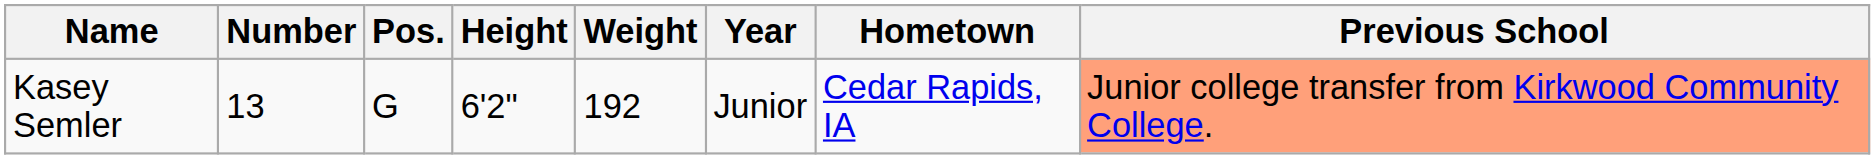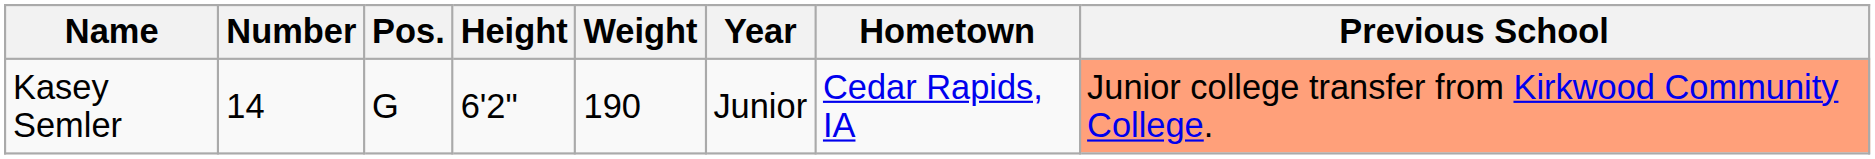(245, 105) 13 -> (245, 105) 14
(612, 105) 192 -> (612, 105) 190
